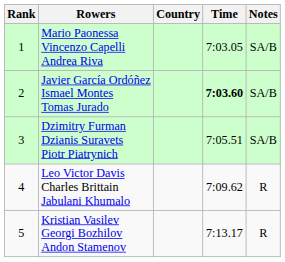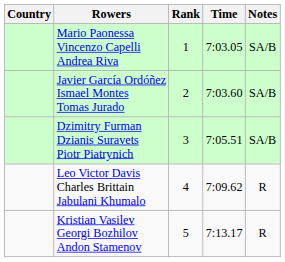columns swapped: (21, 14) <-> (178, 14)
(224, 93) bold -> (224, 93) normal
